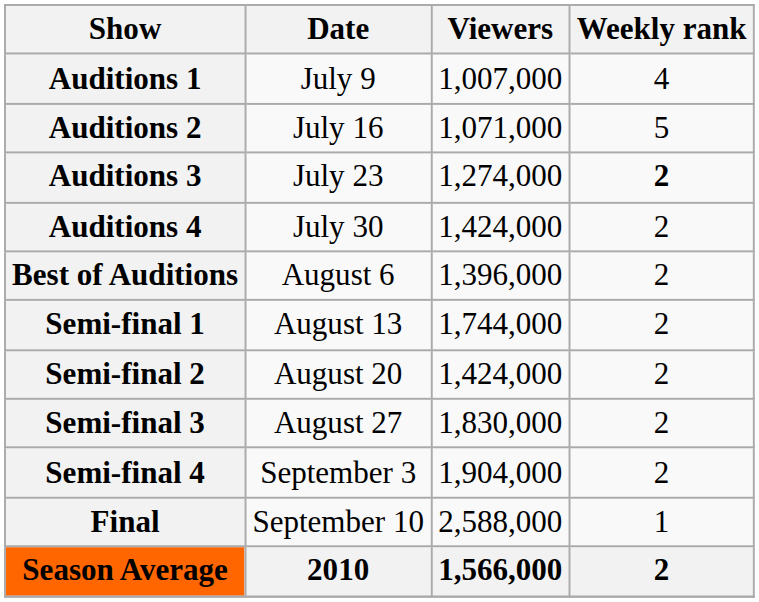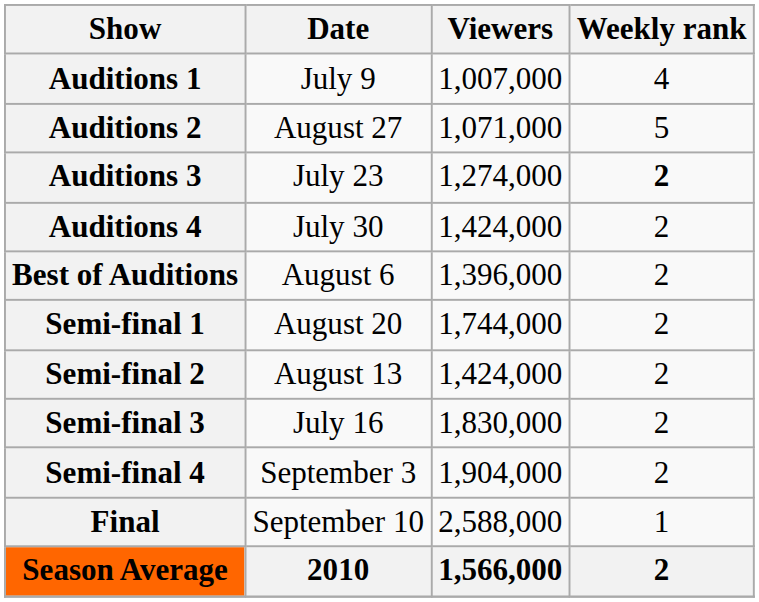(338, 127) July 16 -> (338, 127) August 27
(338, 324) August 13 -> (338, 324) August 20
(338, 373) August 20 -> (338, 373) August 13
(338, 422) August 27 -> (338, 422) July 16
